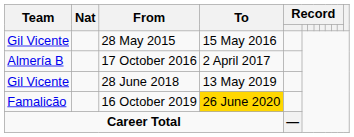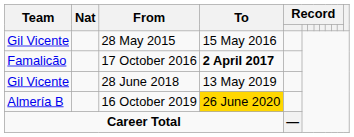(35, 61) Almería B -> (37, 61) Famalicão
(237, 61) normal -> (238, 61) bold
(37, 101) Famalicão -> (35, 101) Almería B
